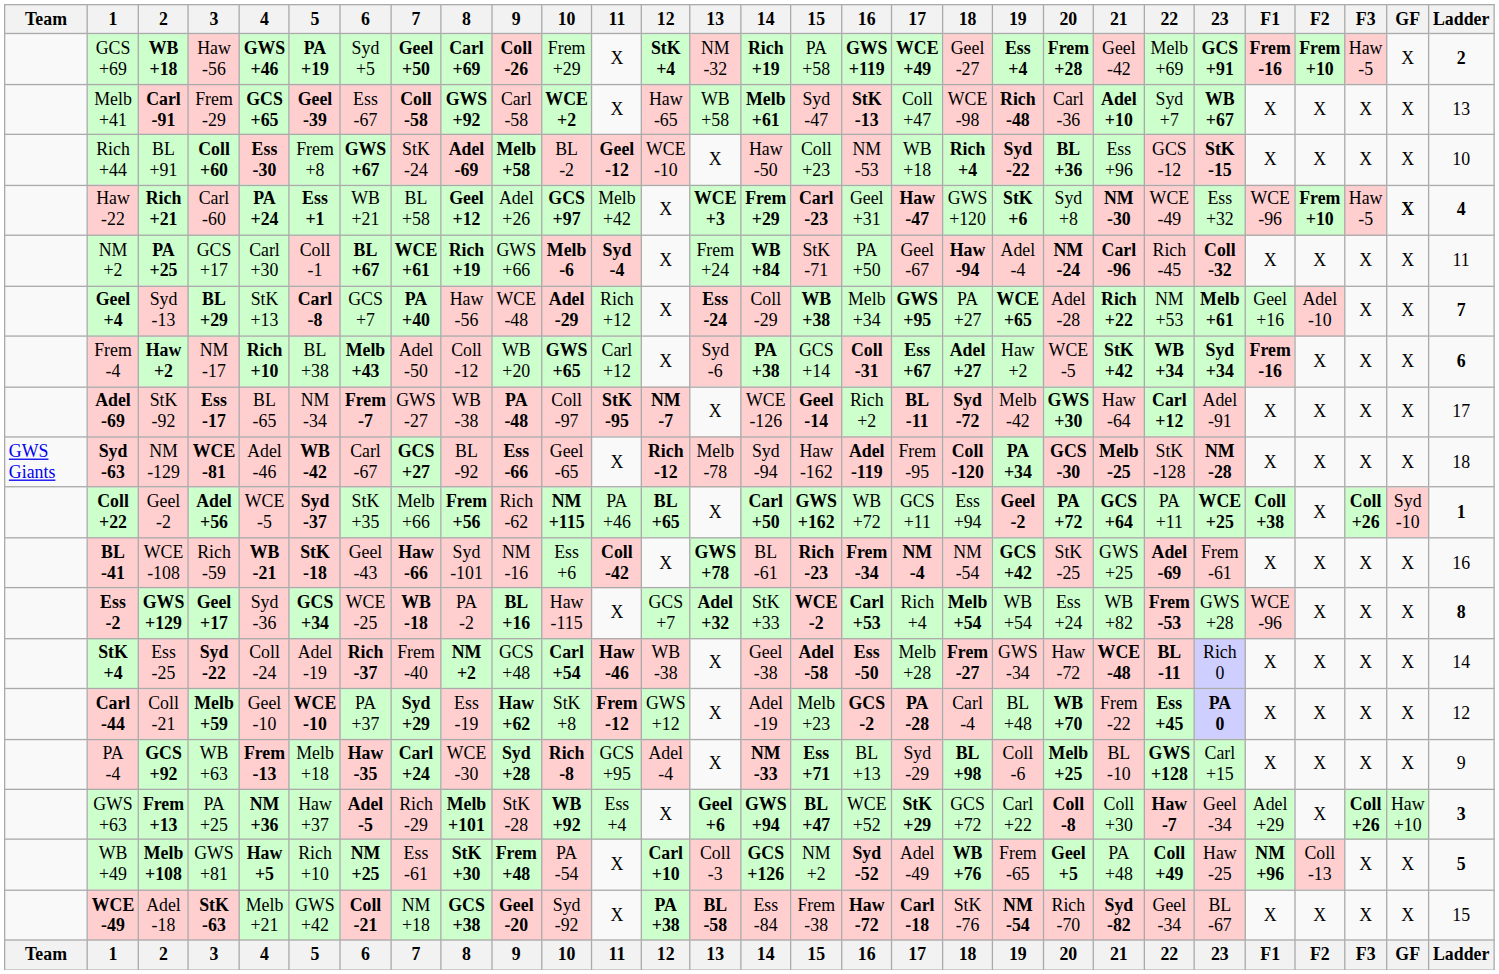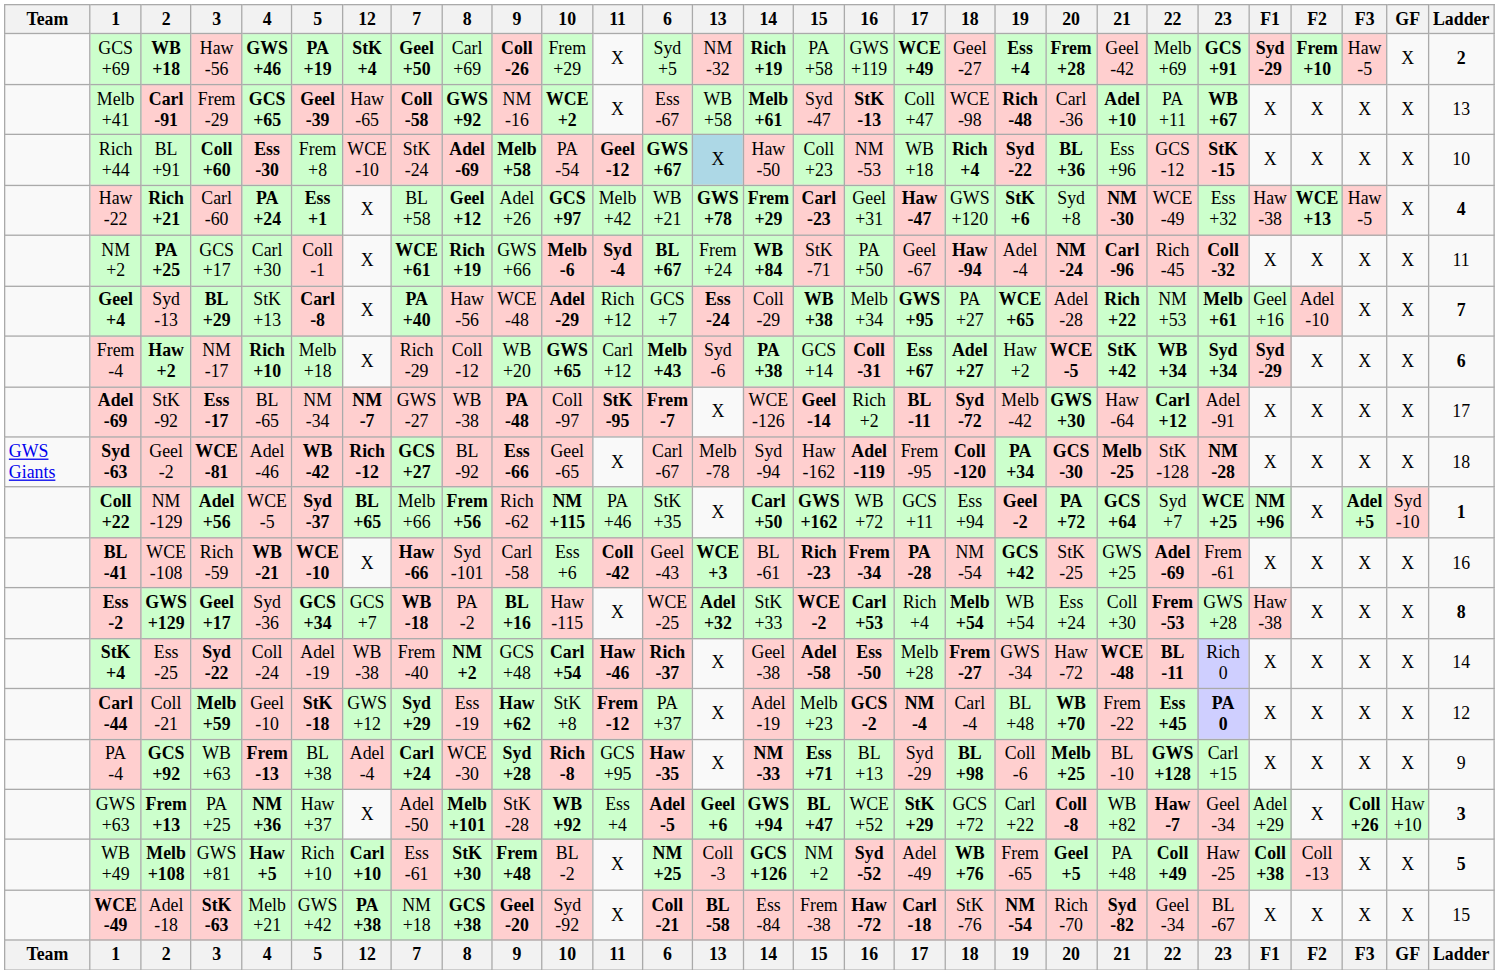columns swapped: (365, 18) <-> (666, 18)
(466, 58) bold -> (467, 58) normal
(867, 58) bold -> (869, 58) normal
(1270, 58) Frem -16 -> (1270, 58) Syd -29
(516, 109) Carl -58 -> (517, 109) NM -16
(1169, 109) Syd +7 -> (1173, 109) PA +11
(567, 159) BL -2 -> (567, 159) PA -54
(715, 159) no background -> (718, 159) lightblue background
(715, 209) WCE +3 -> (718, 209) GWS +78
(1270, 209) WCE -96 -> (1270, 209) Haw -38
(1320, 209) Frem +10 -> (1317, 209) WCE +13
(1408, 209) bold -> (1408, 209) normal
(315, 360) BL +38 -> (318, 360) Melb +18
(416, 360) Adel -50 -> (417, 360) Rich -29
(1068, 360) normal -> (1071, 360) bold
(1270, 360) Frem -16 -> (1270, 360) Syd -29
(164, 461) NM -129 -> (166, 461) Geel -2
(164, 511) Geel -2 -> (166, 511) NM -129
(1169, 511) PA +11 -> (1173, 511) Syd +7
(1270, 511) Coll +38 -> (1270, 511) NM +96
(1366, 511) Coll +26 -> (1365, 511) Adel +5
(315, 562) StK -18 -> (318, 562) WCE -10
(516, 562) NM -16 -> (517, 562) Carl -58
(715, 562) GWS +78 -> (718, 562) WCE +3
(917, 562) NM -4 -> (919, 562) PA -28
(1119, 612) WB +82 -> (1122, 612) Coll +30
(1270, 612) WCE -96 -> (1270, 612) Haw -38
(315, 713) WCE -10 -> (318, 713) StK -18
(917, 713) PA -28 -> (919, 713) NM -4
(315, 763) Melb +18 -> (318, 763) BL +38
(416, 813) Rich -29 -> (417, 813) Adel -50
(1119, 813) Coll +30 -> (1122, 813) WB +82
(567, 864) PA -54 -> (567, 864) BL -2
(1270, 864) NM +96 -> (1270, 864) Coll +38
